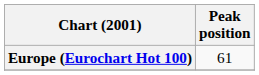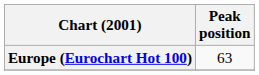(225, 57) 61 -> (225, 57) 63
